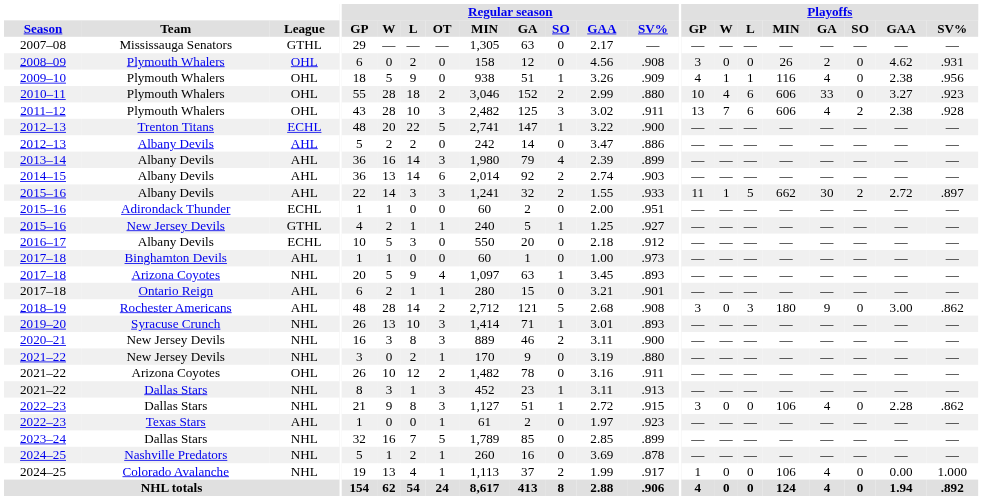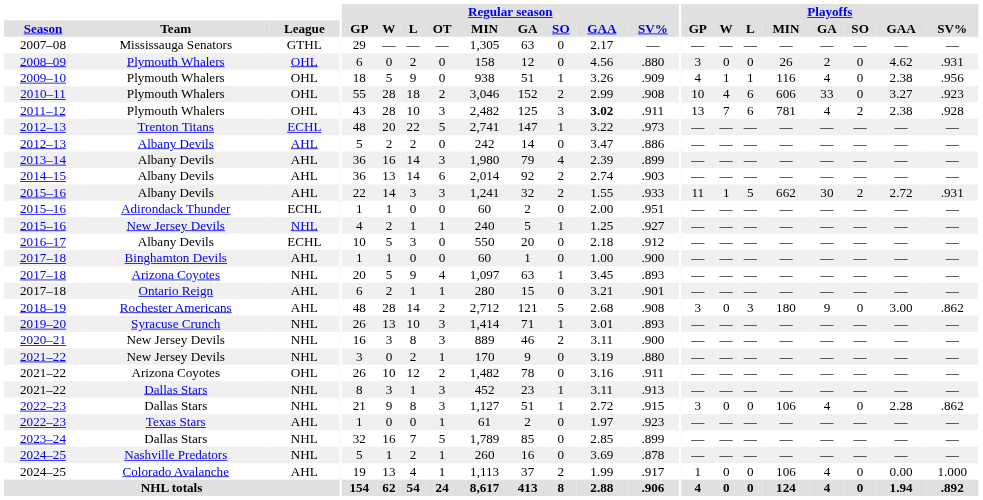(653, 61) .908 -> (653, 61) .880
(653, 94) .880 -> (653, 94) .908
(602, 110) normal -> (602, 110) bold
(786, 110) 606 -> (786, 110) 781
(653, 127) .900 -> (653, 127) .973
(952, 192) .897 -> (952, 192) .931
(304, 225) GTHL -> (304, 225) NHL
(653, 258) .973 -> (653, 258) .900
(304, 471) NHL -> (304, 471) AHL
